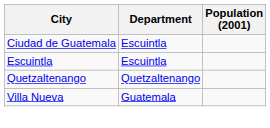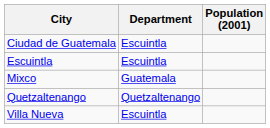+ row: (22, 79)
(148, 97) Guatemala -> (144, 114) Escuintla
